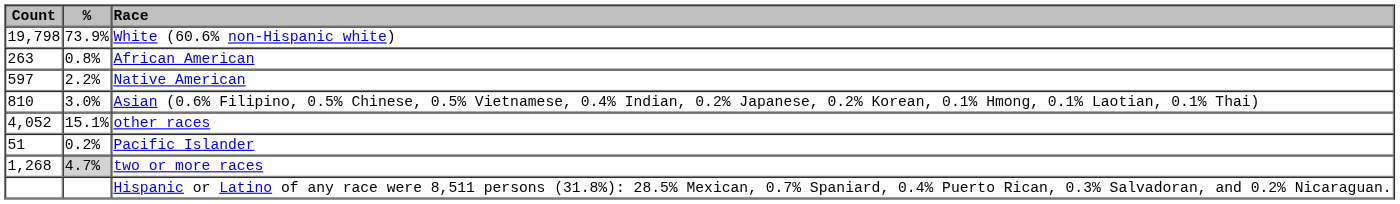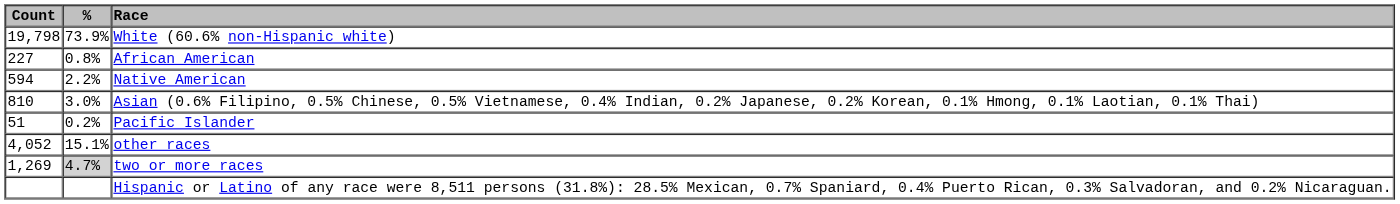(21, 59) 263 -> (21, 59) 227
(21, 80) 597 -> (21, 80) 594
rows swapped: (184, 145) <-> (162, 123)
(29, 166) 1,268 -> (29, 166) 1,269
